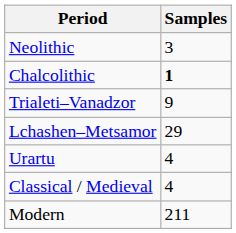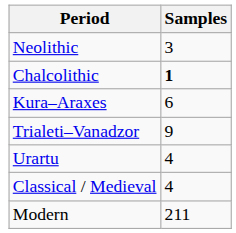+ row: (60, 102)
- row: (83, 130)
